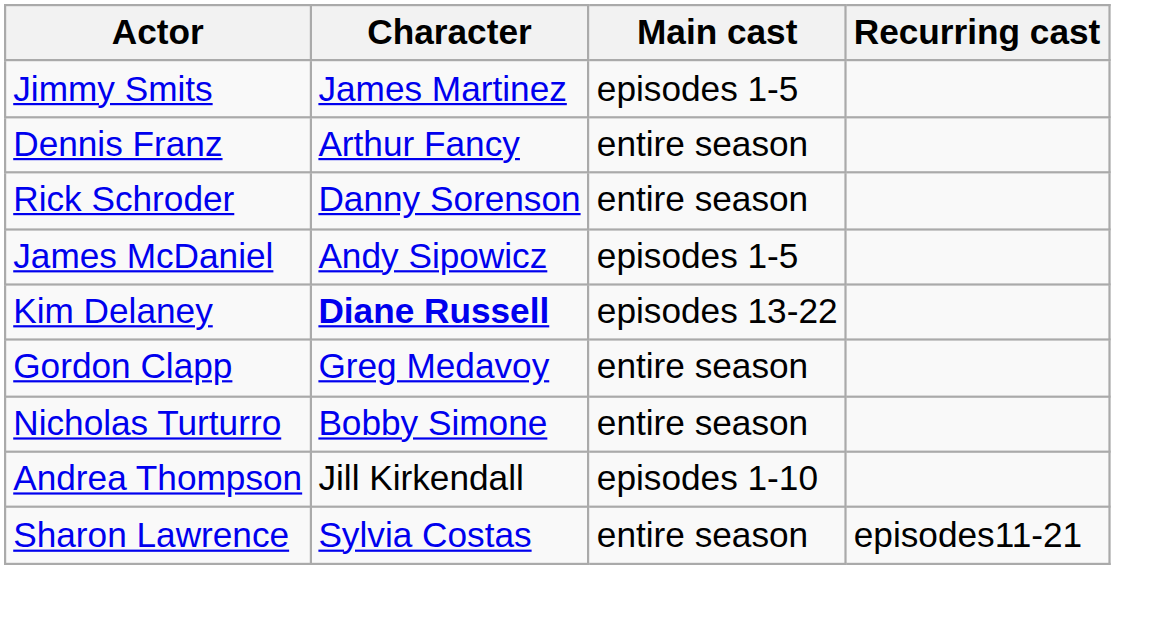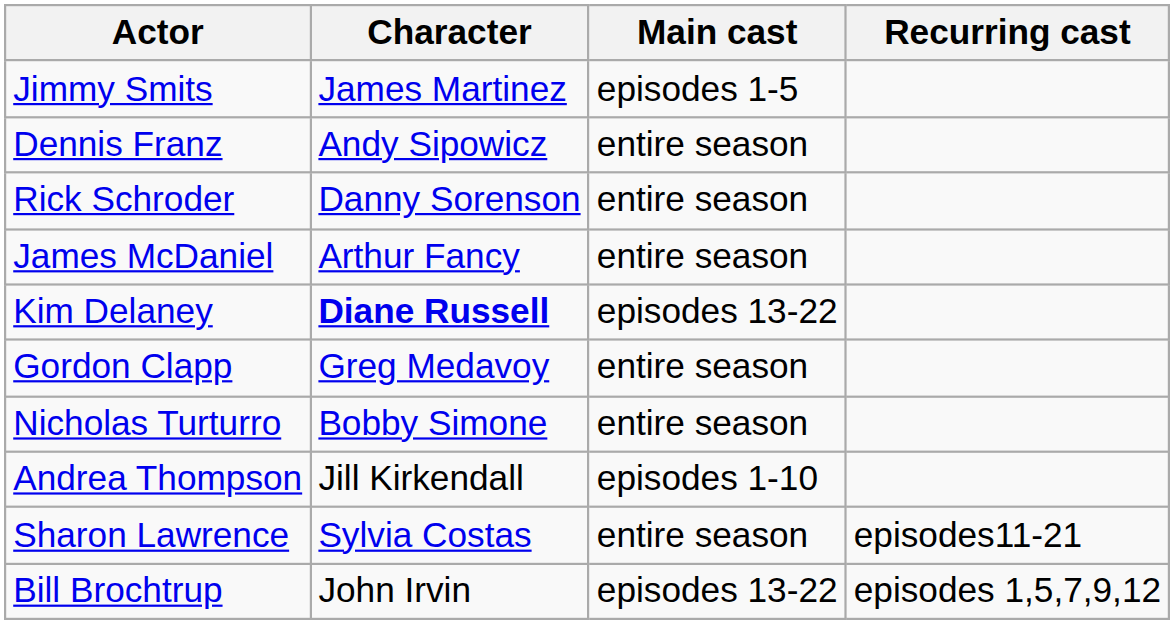(419, 144) Arthur Fancy -> (433, 144) Andy Sipowicz
(433, 255) Andy Sipowicz -> (419, 255) Arthur Fancy
(698, 255) episodes 1-5 -> (702, 255) entire season
+ row: (118, 590)
